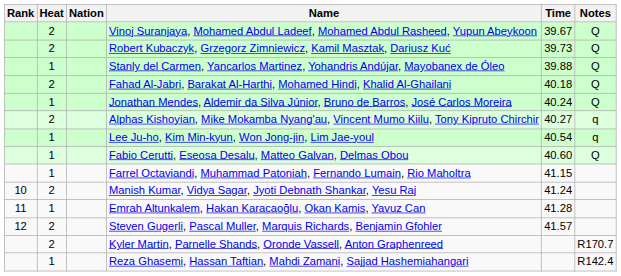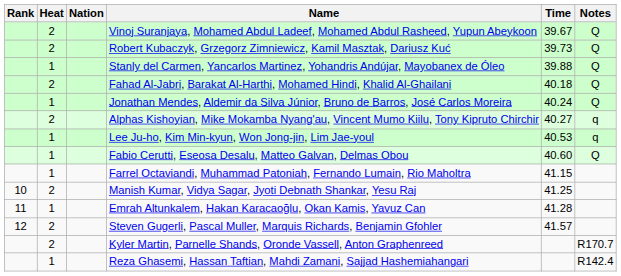(558, 137) 40.54 -> (558, 137) 40.53
(558, 191) 41.24 -> (558, 191) 41.25
